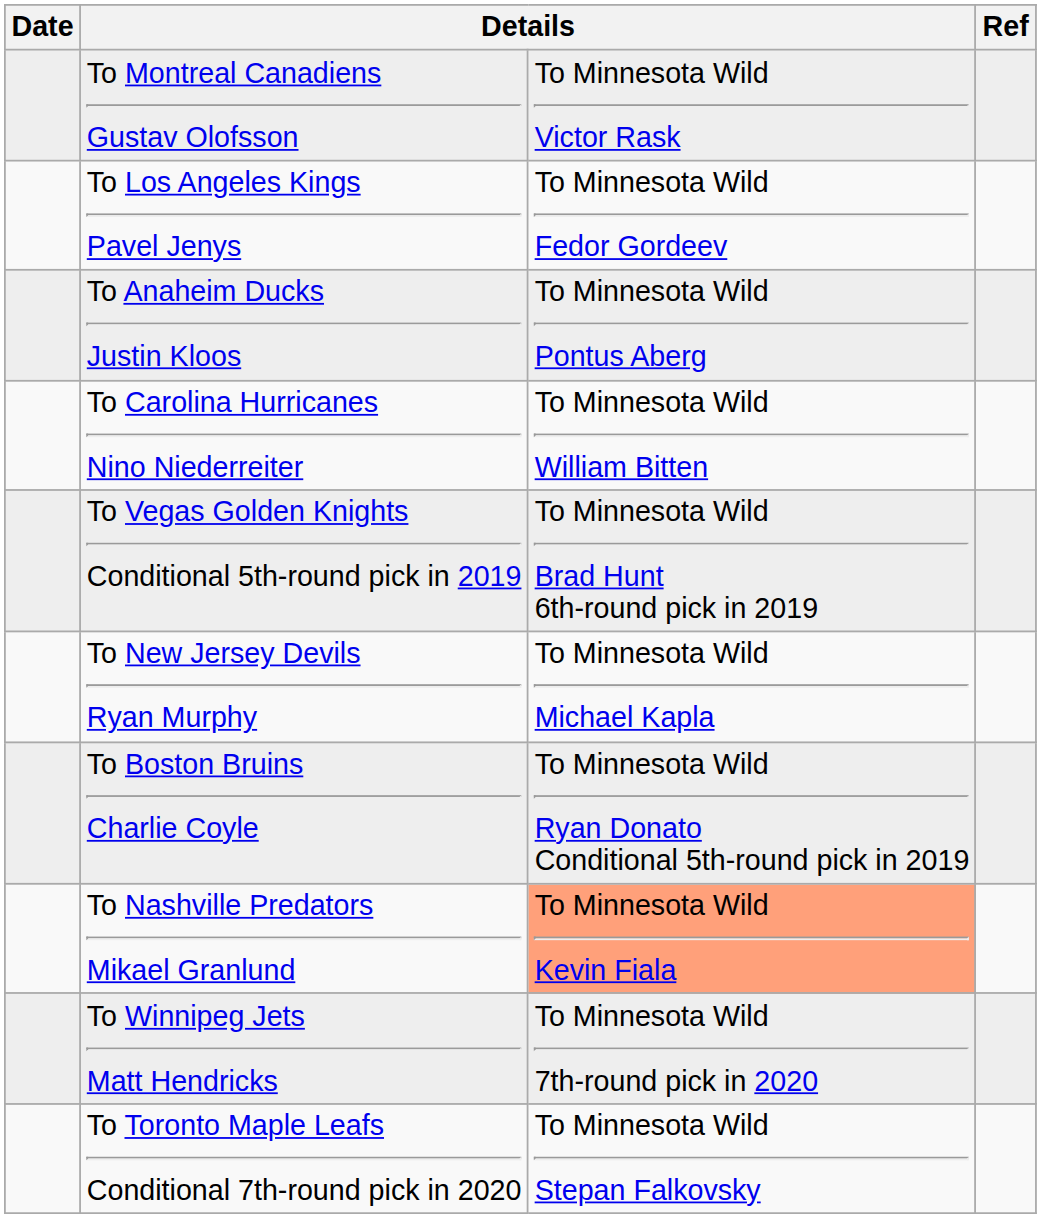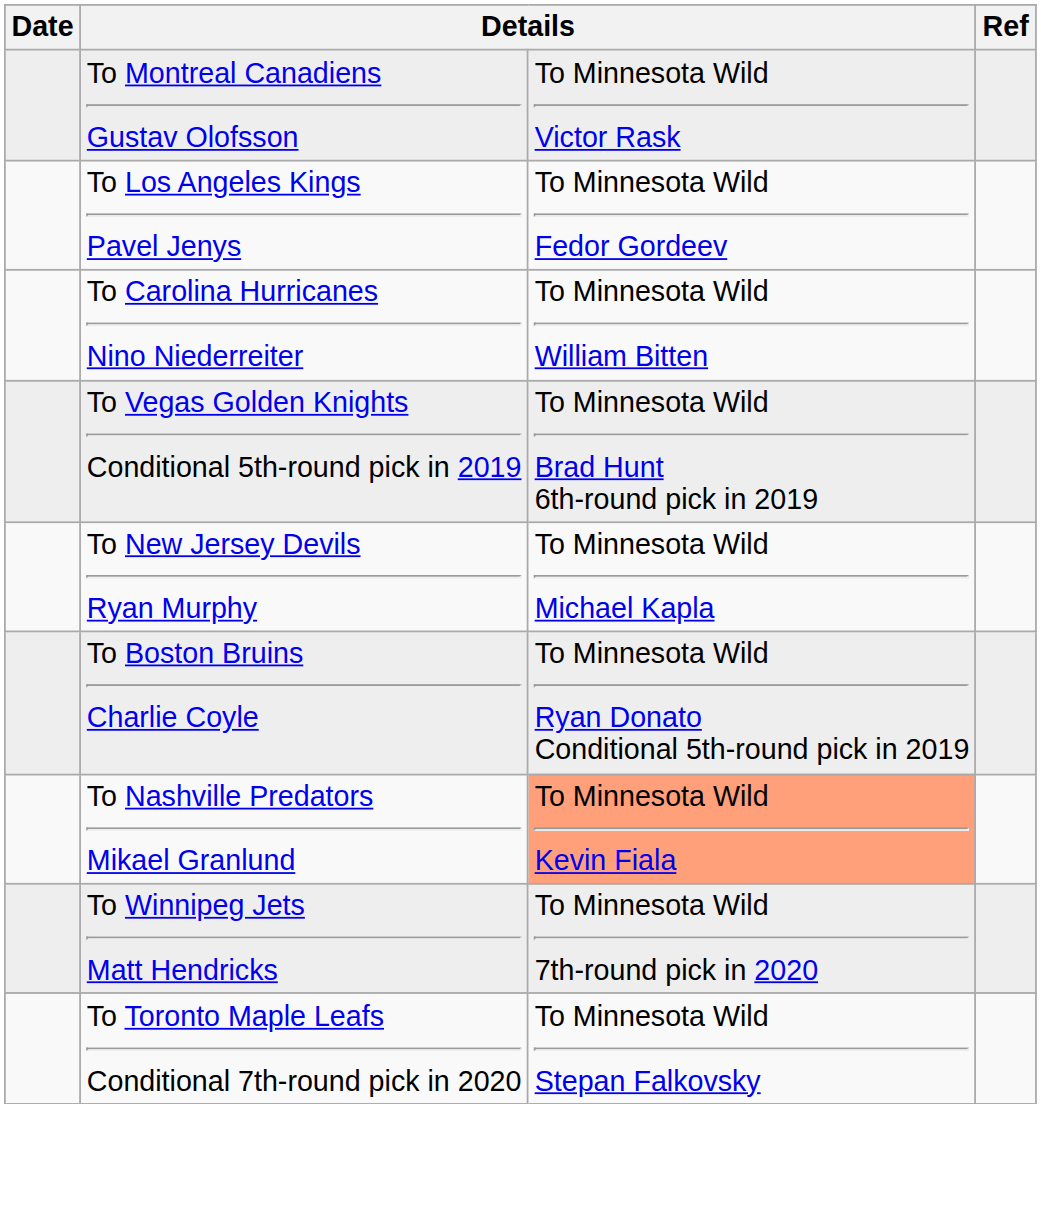- row: (304, 324)
